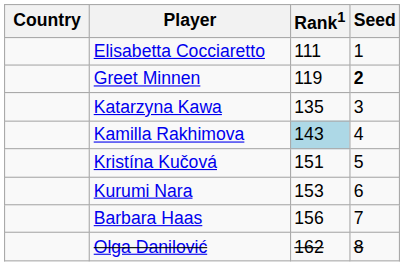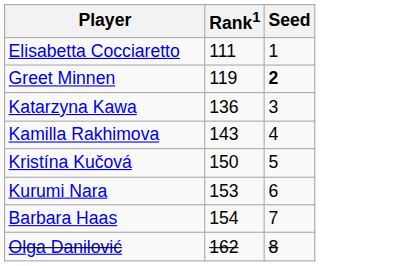- column: (47, 20)
(309, 106) 135 -> (224, 106) 136
(309, 134) lightblue background -> (224, 134) no background
(309, 162) 151 -> (224, 162) 150
(309, 218) 156 -> (224, 218) 154
